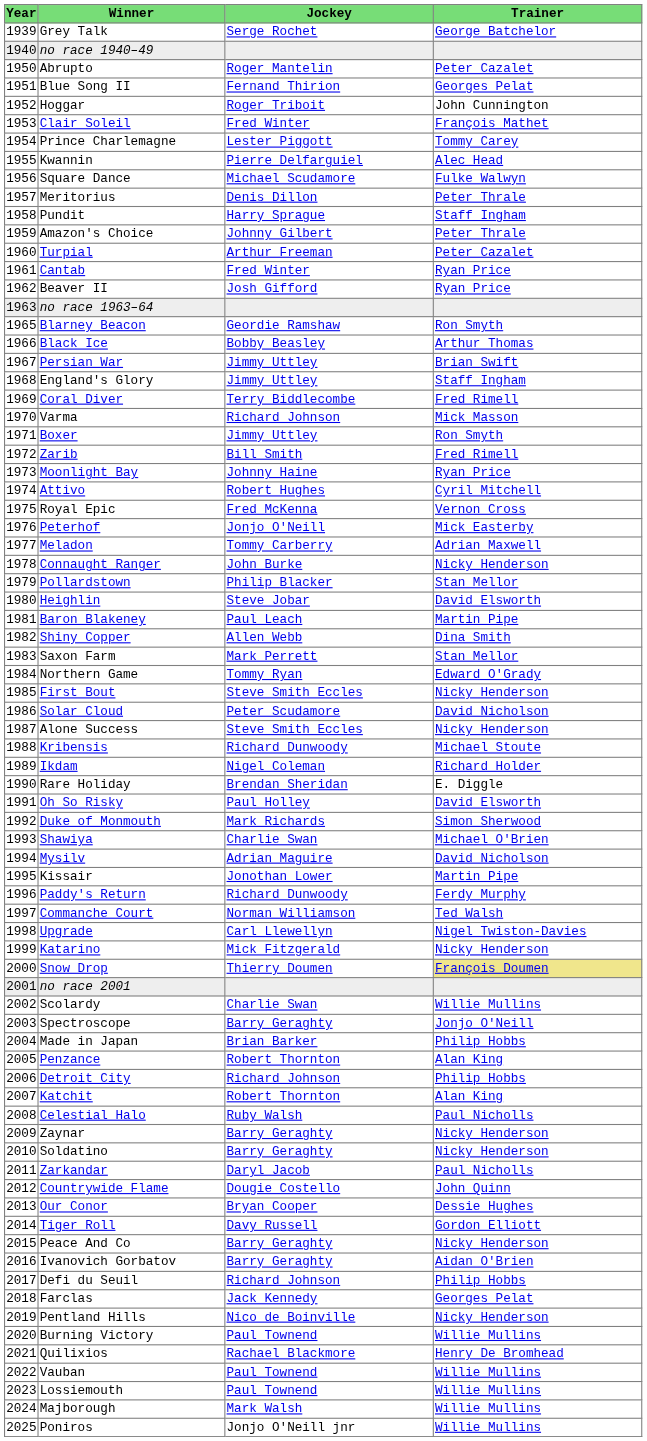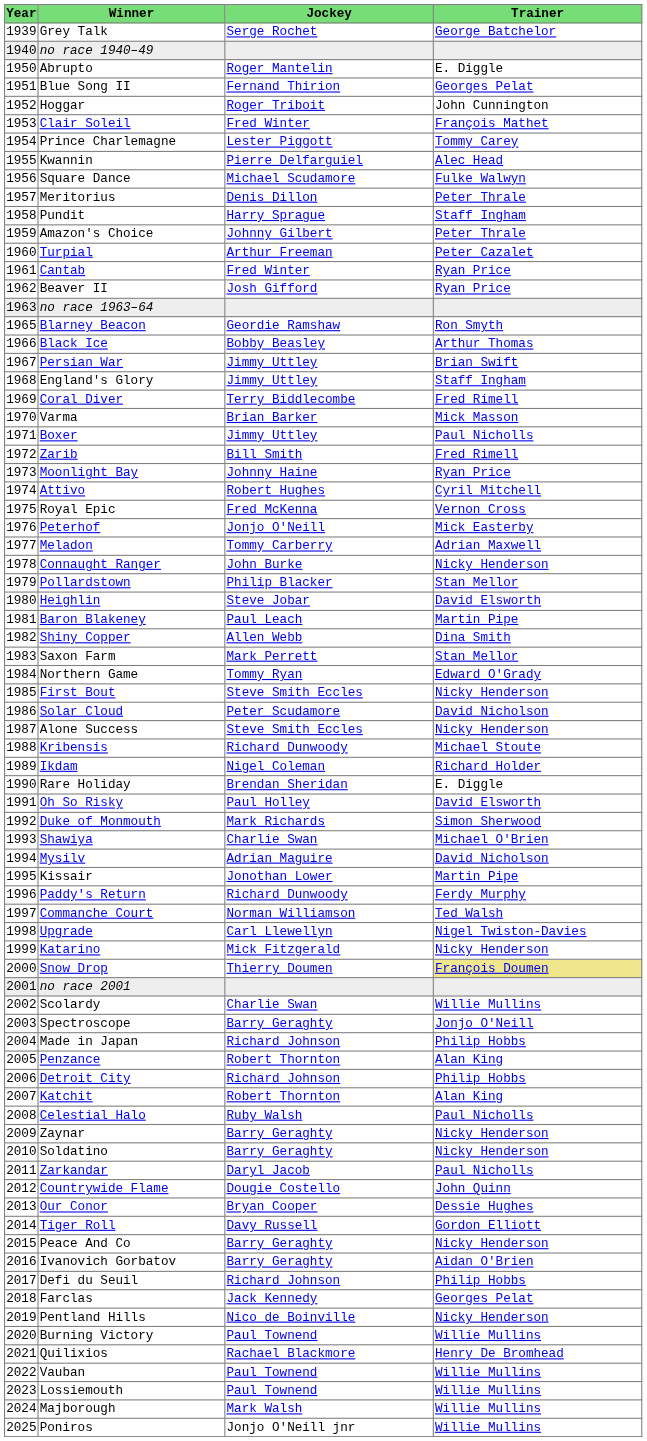(484, 69) Peter Cazalet -> (469, 69) E. Diggle
(283, 418) Richard Johnson -> (272, 418) Brian Barker
(469, 436) Ron Smyth -> (484, 436) Paul Nicholls
(272, 1042) Brian Barker -> (283, 1042) Richard Johnson
